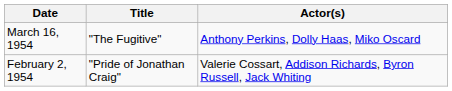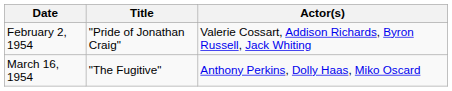rows swapped: (37, 70) <-> (33, 38)
